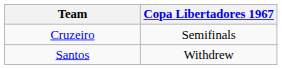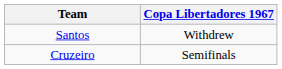rows swapped: (73, 34) <-> (73, 54)
